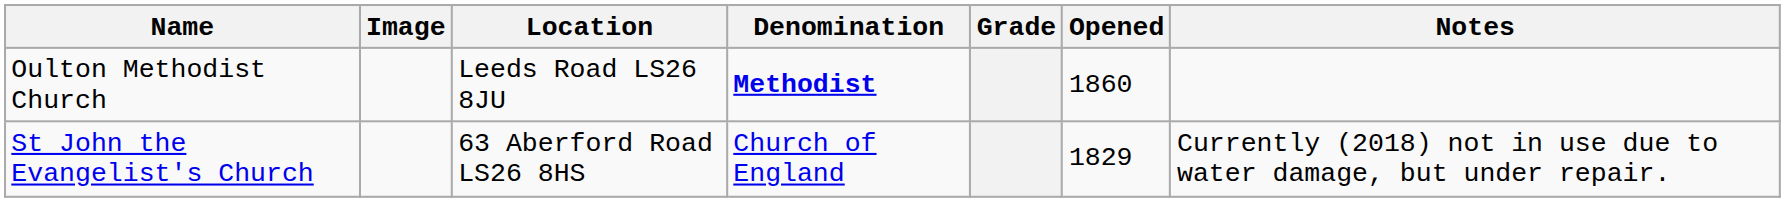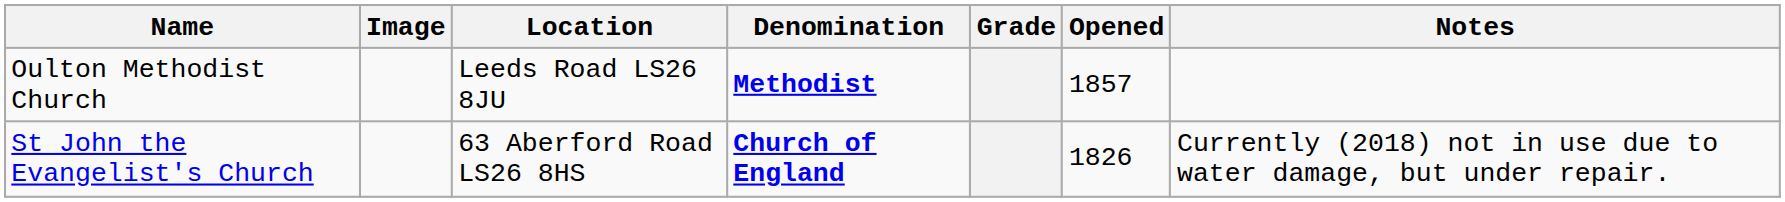(1101, 85) 1860 -> (1101, 85) 1857
(805, 159) normal -> (805, 159) bold
(1101, 159) 1829 -> (1101, 159) 1826
